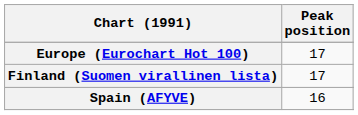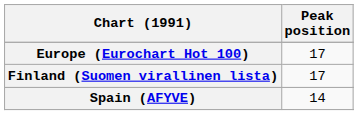(317, 98) 16 -> (317, 98) 14
